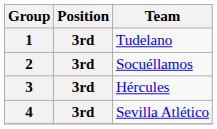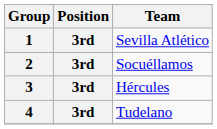(144, 40) Tudelano -> (163, 40) Sevilla Atlético
(163, 111) Sevilla Atlético -> (144, 111) Tudelano
